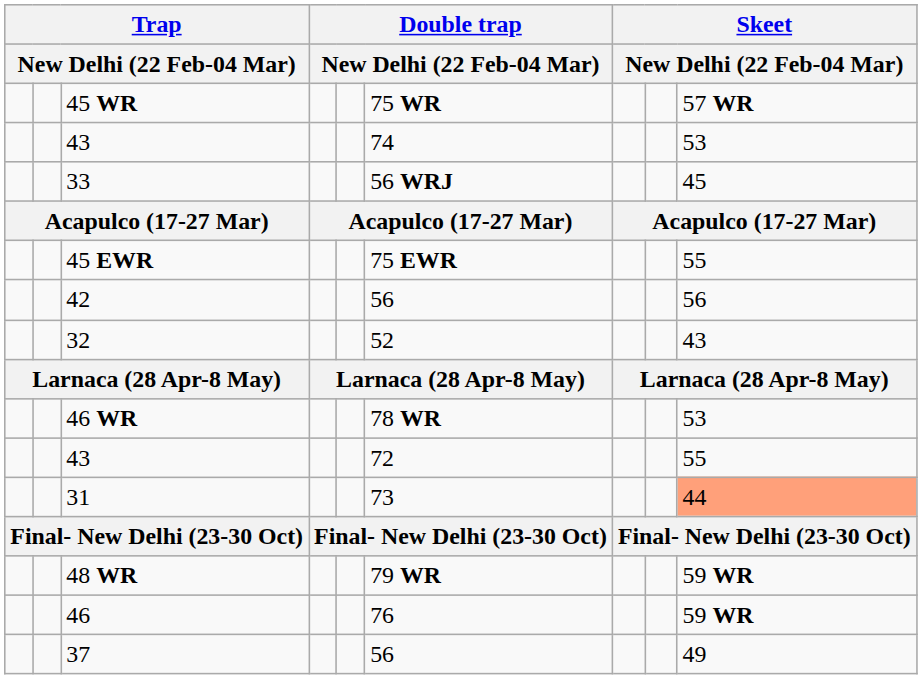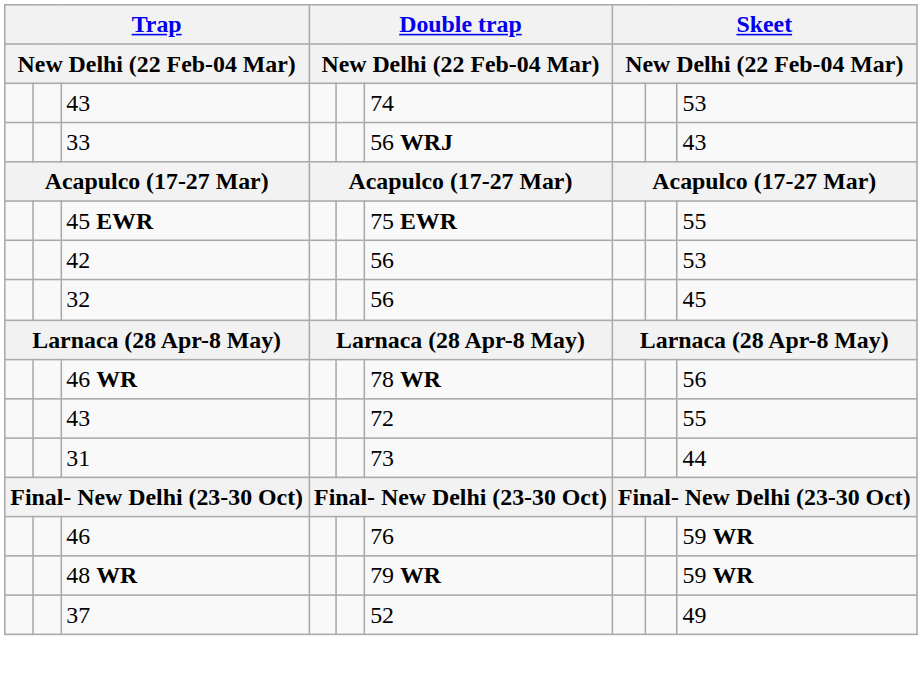- row: (19, 103)
(695, 181) 45 -> (695, 142) 43
(695, 299) 56 -> (695, 260) 53
(382, 339) 52 -> (382, 299) 56
(695, 339) 43 -> (695, 299) 45
(695, 417) 53 -> (695, 378) 56
(695, 496) lightsalmon background -> (695, 457) no background
rows swapped: (19, 576) <-> (19, 615)
(382, 653) 56 -> (382, 614) 52
